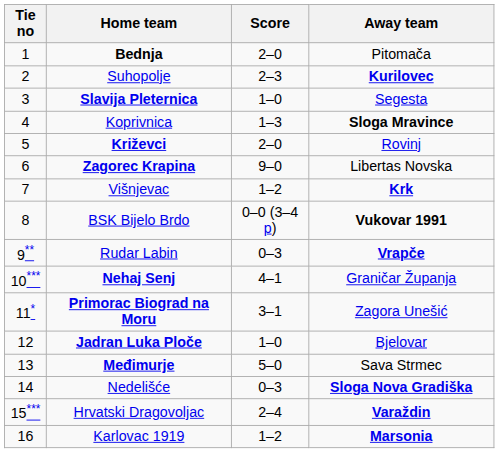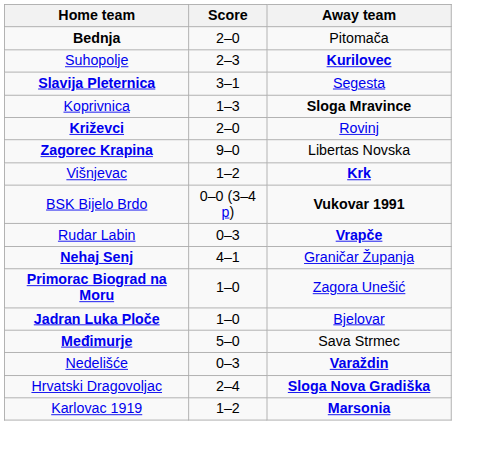- column: (26, 23)
(270, 99) 1–0 -> (228, 83) 3–1
(270, 311) 3–1 -> (228, 288) 1–0
(401, 387) Sloga Nova Gradiška -> (359, 364) Varaždin
(401, 412) Varaždin -> (359, 386) Sloga Nova Gradiška
